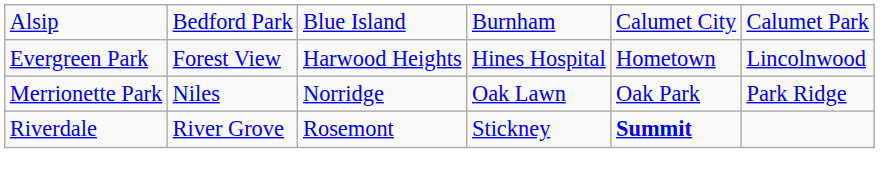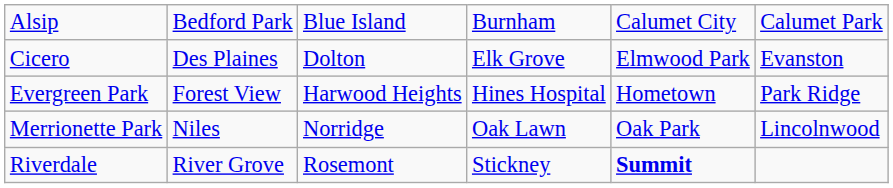+ row: (40, 57)
(806, 57) Lincolnwood -> (810, 93) Park Ridge
(797, 93) Park Ridge -> (820, 128) Lincolnwood
